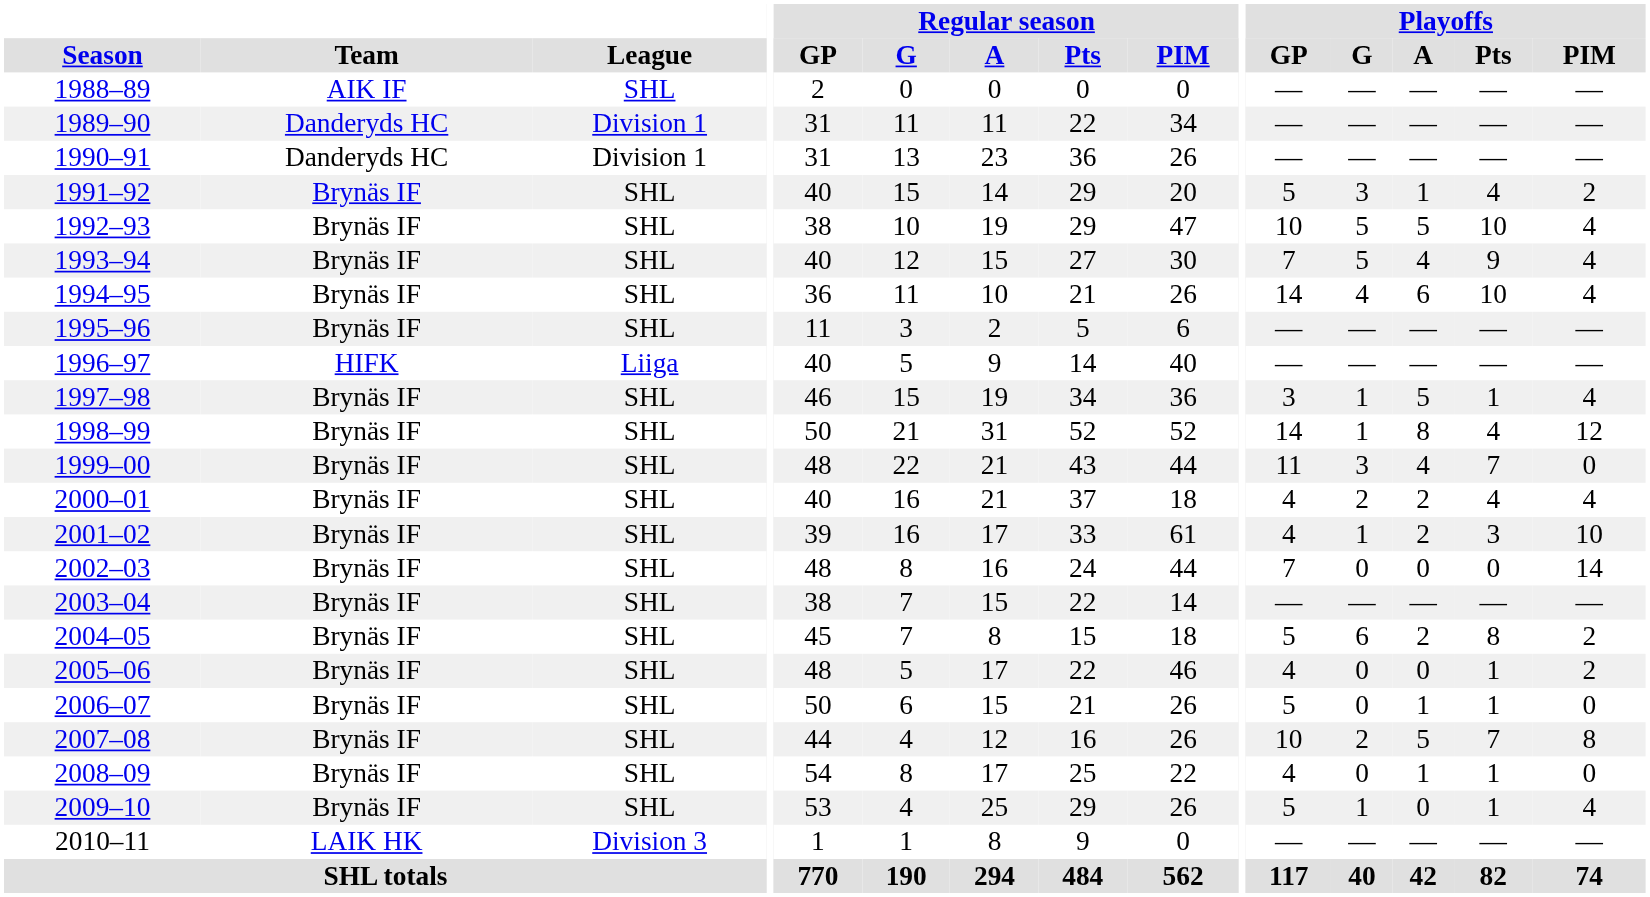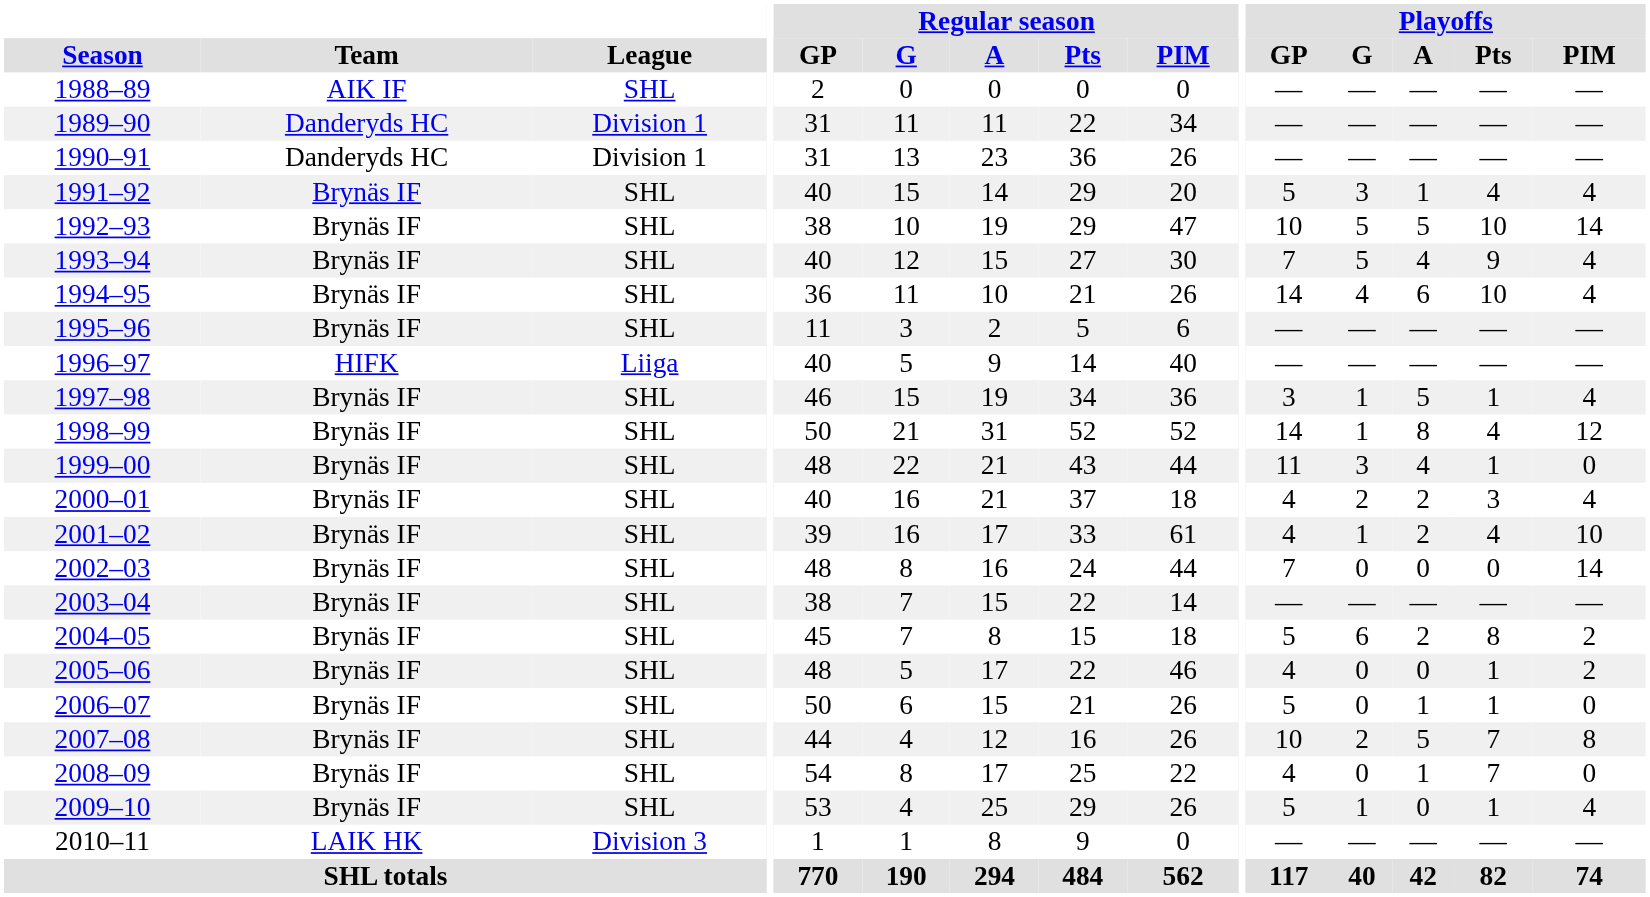(1589, 191) 2 -> (1589, 191) 4
(1589, 225) 4 -> (1589, 225) 14
(1493, 465) 7 -> (1493, 465) 1
(1493, 499) 4 -> (1493, 499) 3
(1493, 533) 3 -> (1493, 533) 4
(1493, 773) 1 -> (1493, 773) 7
